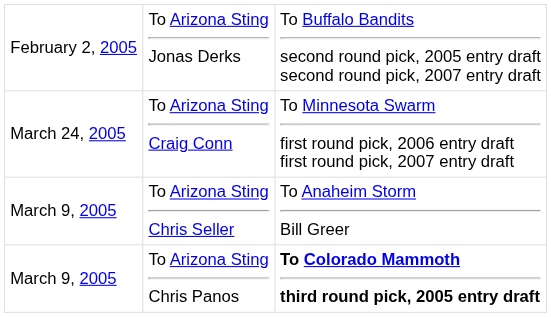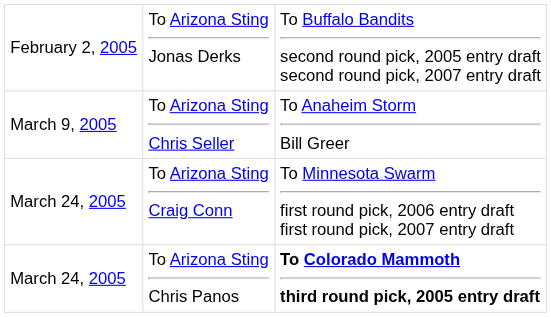rows swapped: (209, 210) <-> (209, 124)
(63, 278) March 9, 2005 -> (68, 278) March 24, 2005
